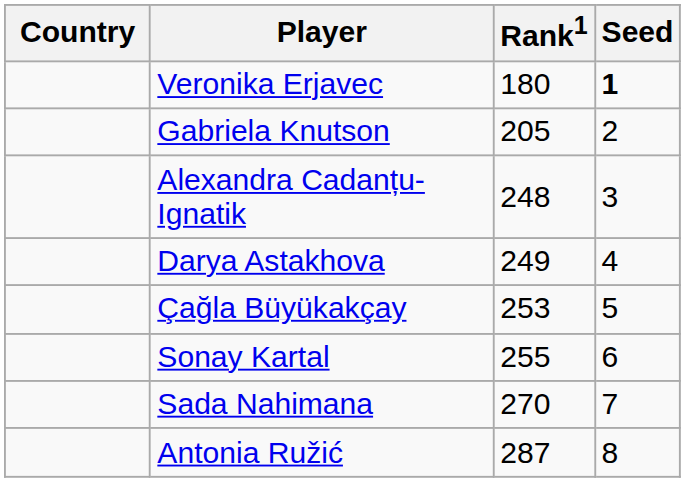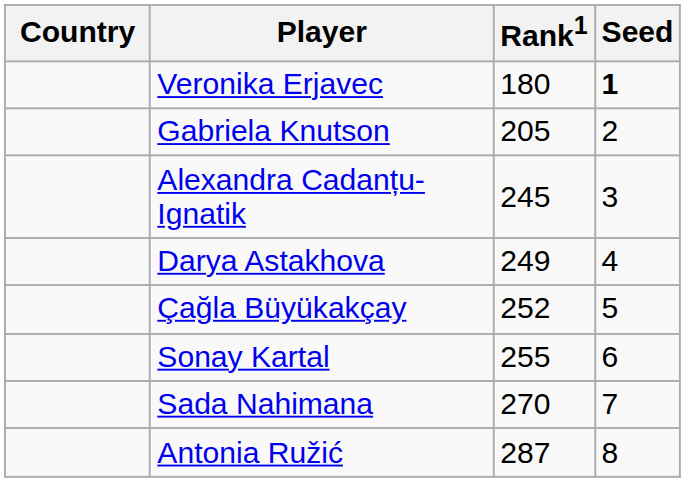(525, 196) 248 -> (525, 196) 245
(525, 308) 253 -> (525, 308) 252
